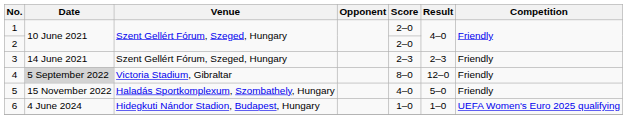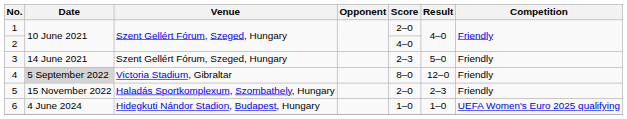(405, 43) 2–0 -> (405, 43) 4–0
(438, 59) 2–3 -> (438, 59) 5–0
(405, 91) 4–0 -> (405, 91) 2–0
(438, 91) 5–0 -> (438, 91) 2–3
